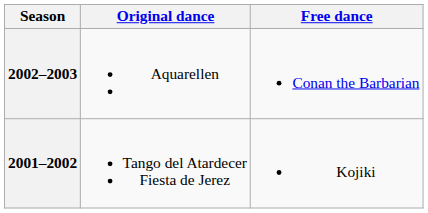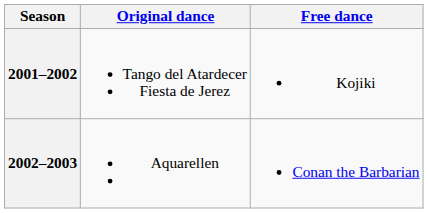rows swapped: (43, 73) <-> (43, 163)
